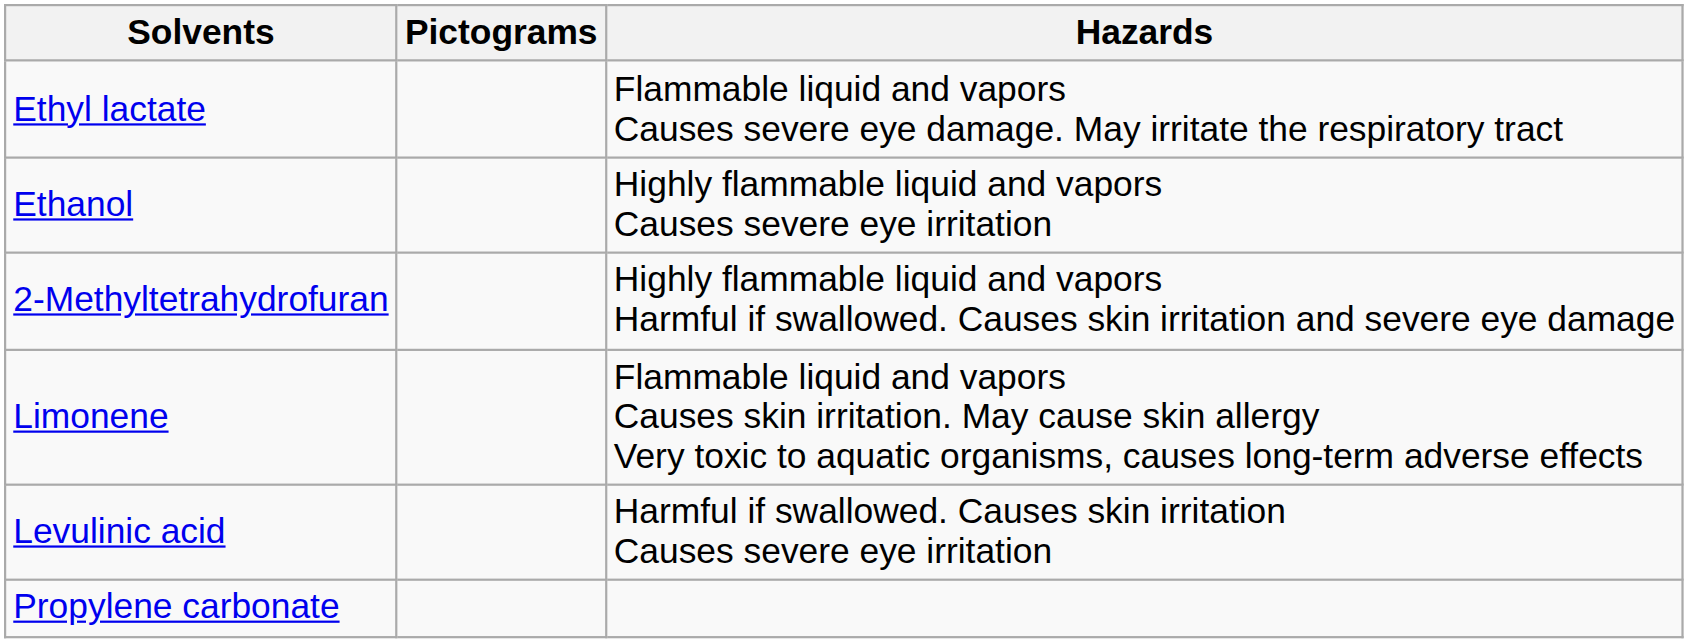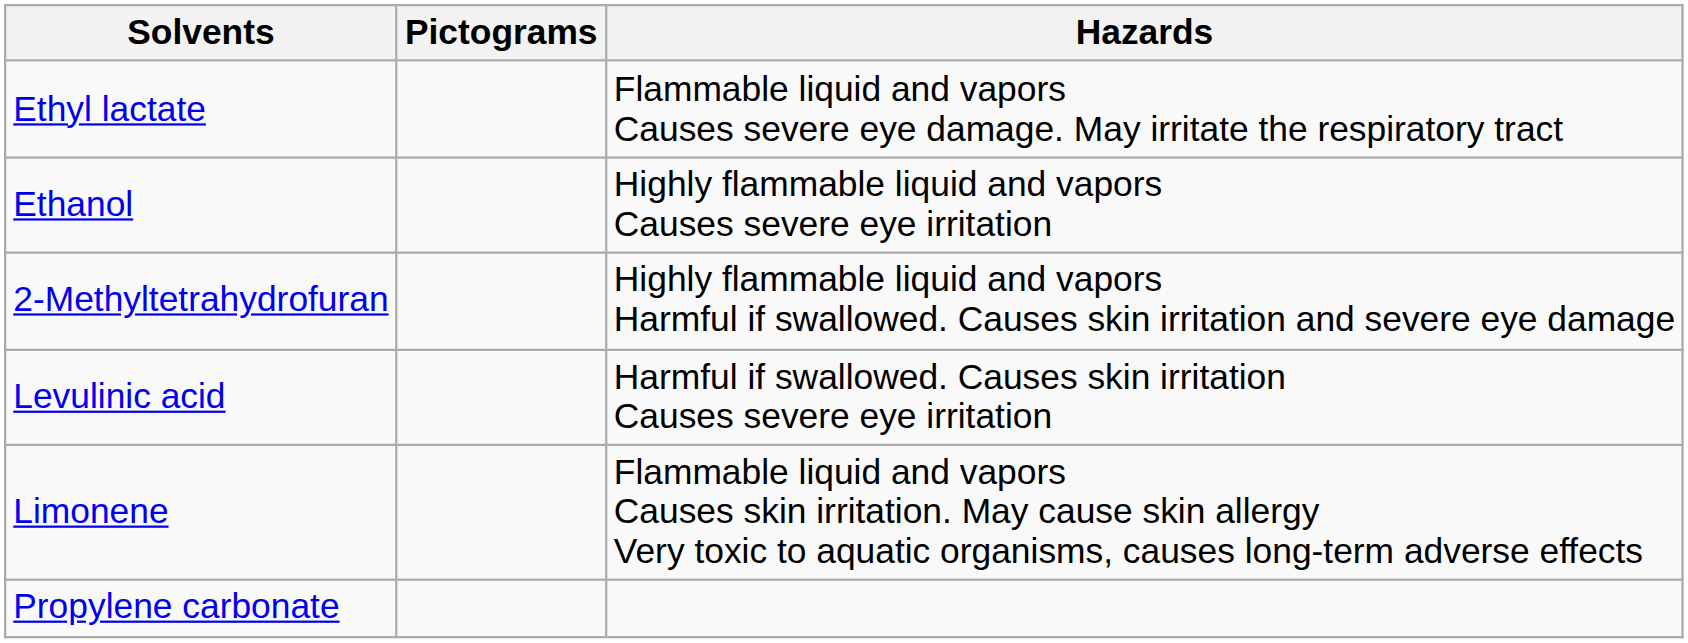rows swapped: (119, 531) <-> (91, 415)
